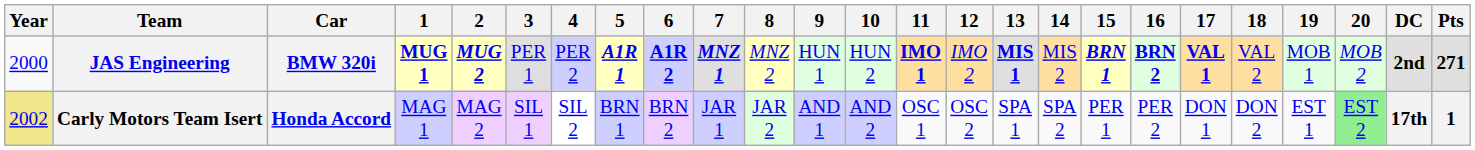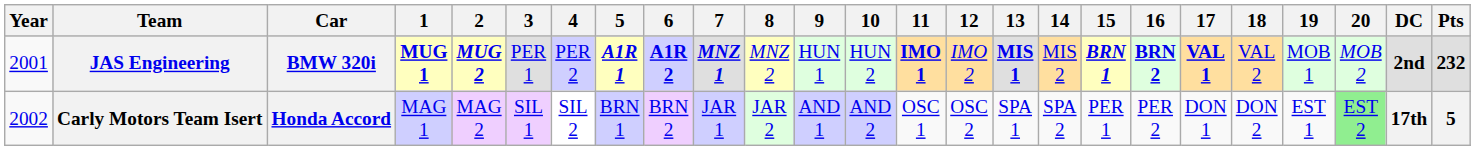(29, 63) 2000 -> (29, 63) 2001
(1451, 63) 271 -> (1451, 63) 232
(29, 117) khaki background -> (29, 117) no background
(1451, 117) 1 -> (1451, 117) 5
